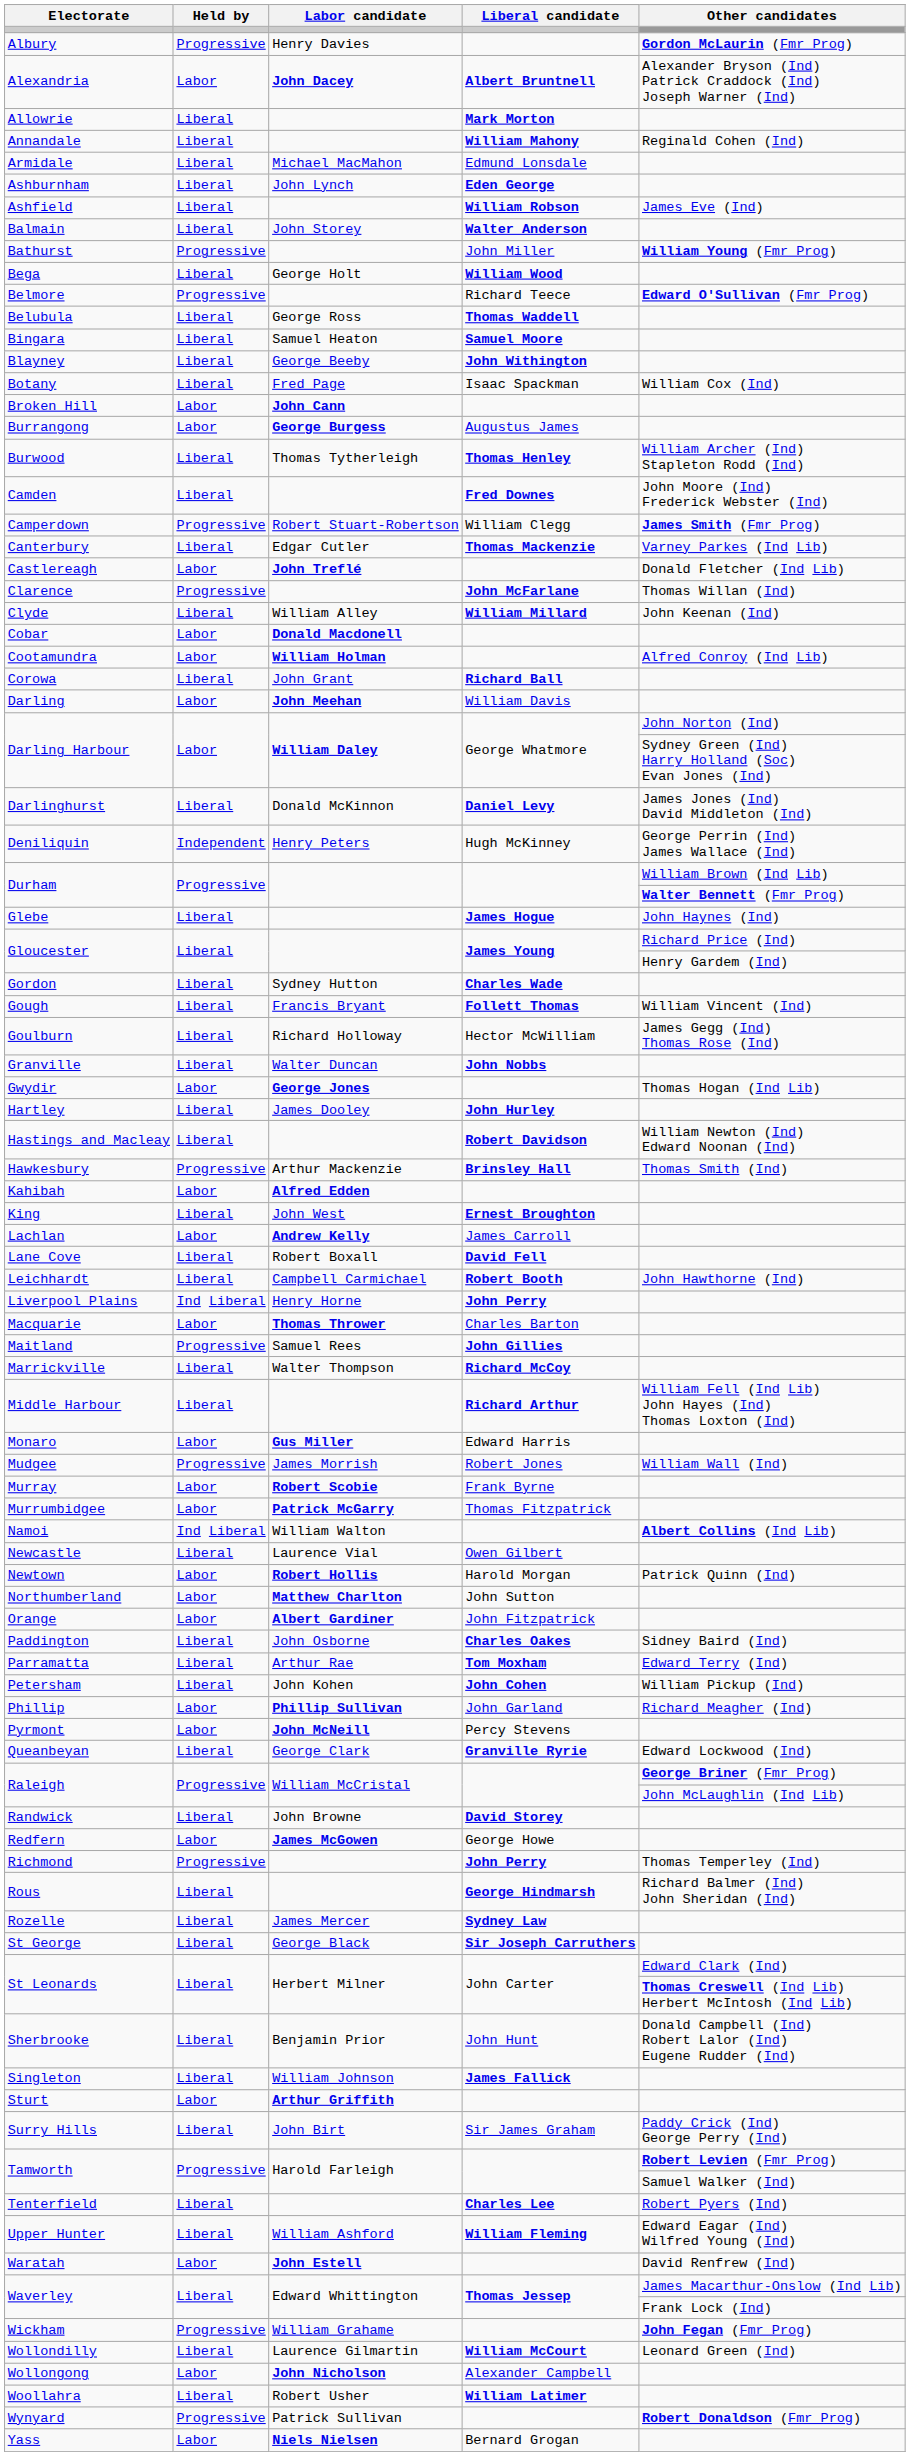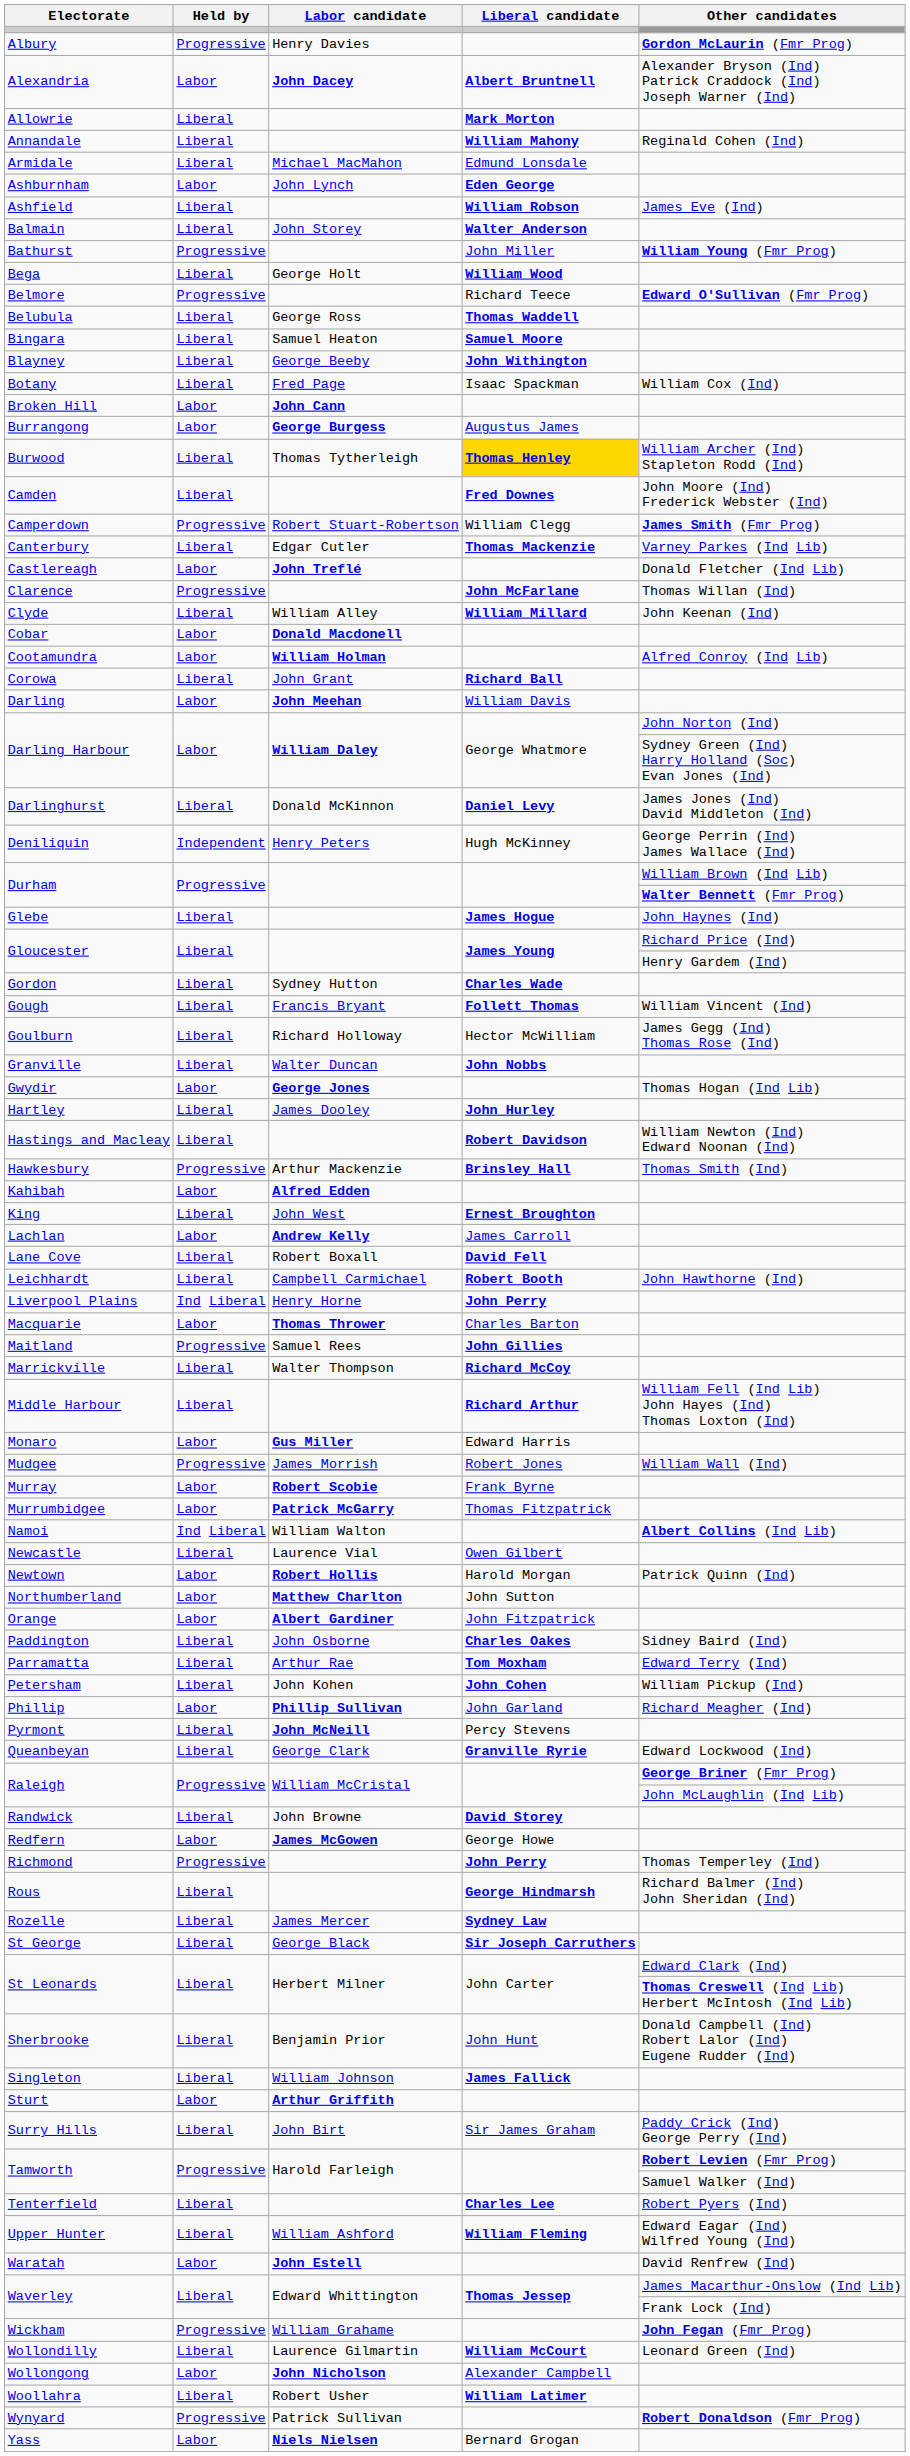(205, 185) Liberal -> (197, 185) Labor
(518, 458) no background -> (518, 458) gold background
(197, 1730) Labor -> (205, 1730) Liberal
